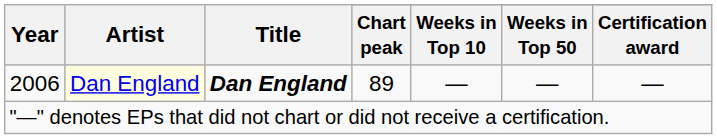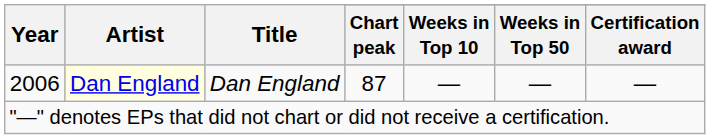(278, 82) bold -> (275, 82) normal
(381, 82) 89 -> (374, 82) 87
